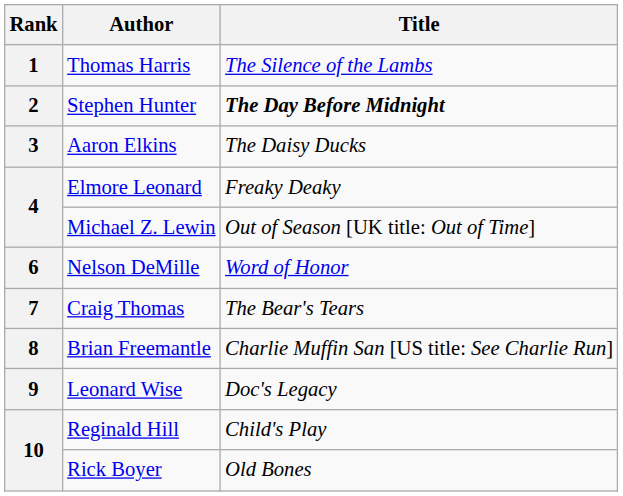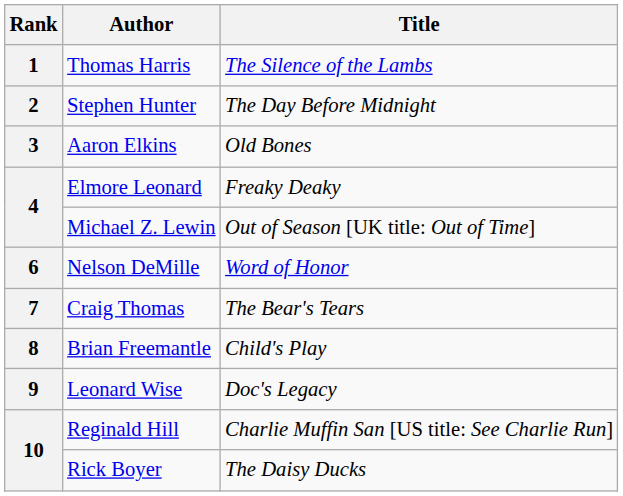(335, 105) bold -> (330, 105) normal
(296, 146) The Daisy Ducks -> (268, 146) Old Bones
(419, 348) Charlie Muffin San [US title: See Charlie Run] -> (276, 348) Child's Play
(276, 429) Child's Play -> (419, 429) Charlie Muffin San [US title: See Charlie Run]
(268, 469) Old Bones -> (296, 469) The Daisy Ducks
